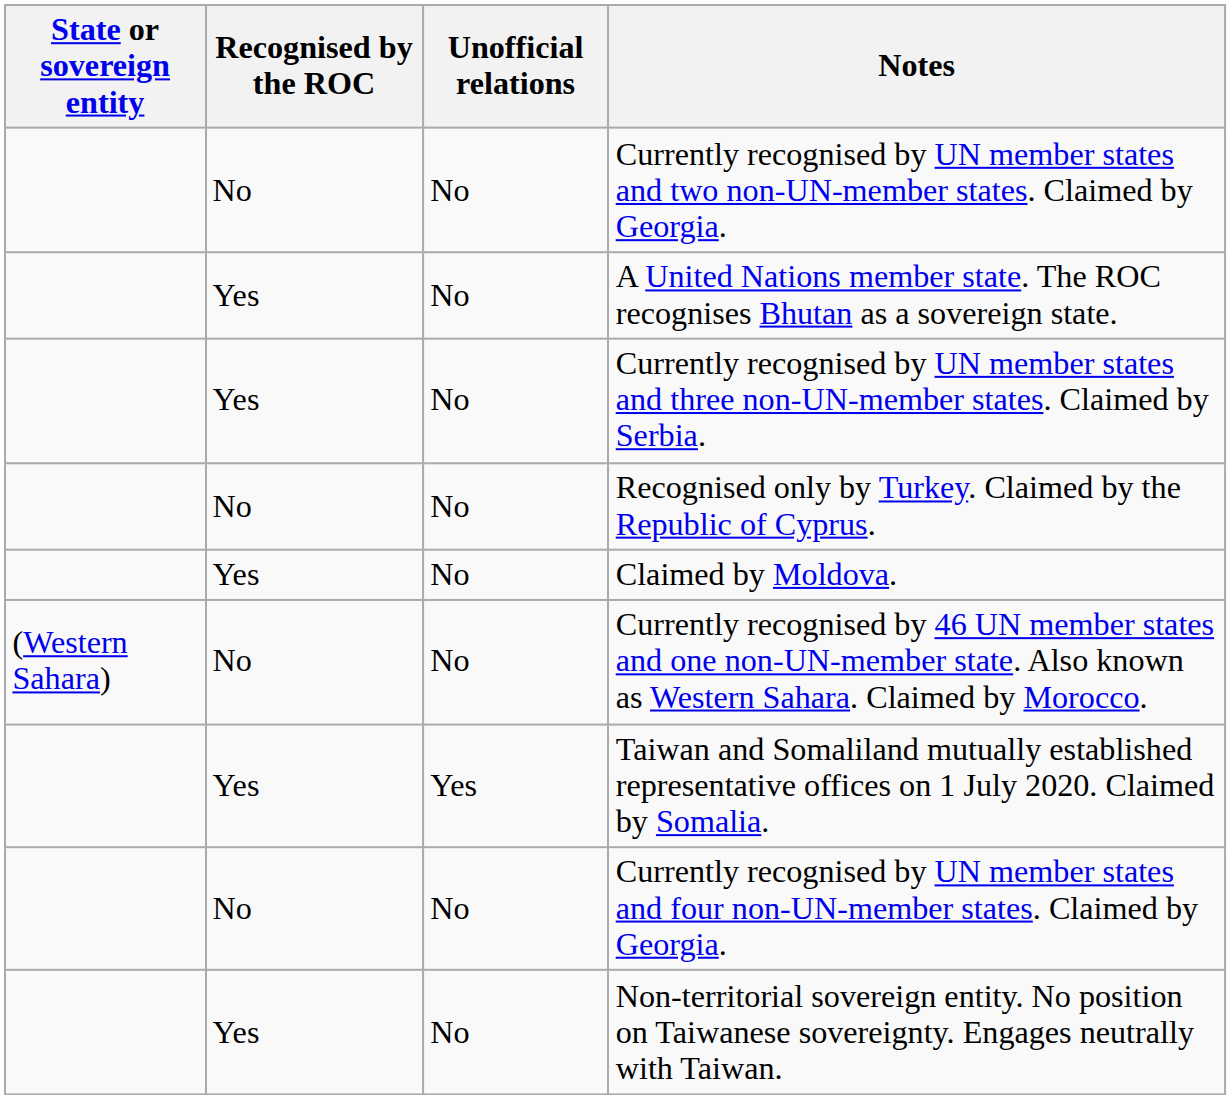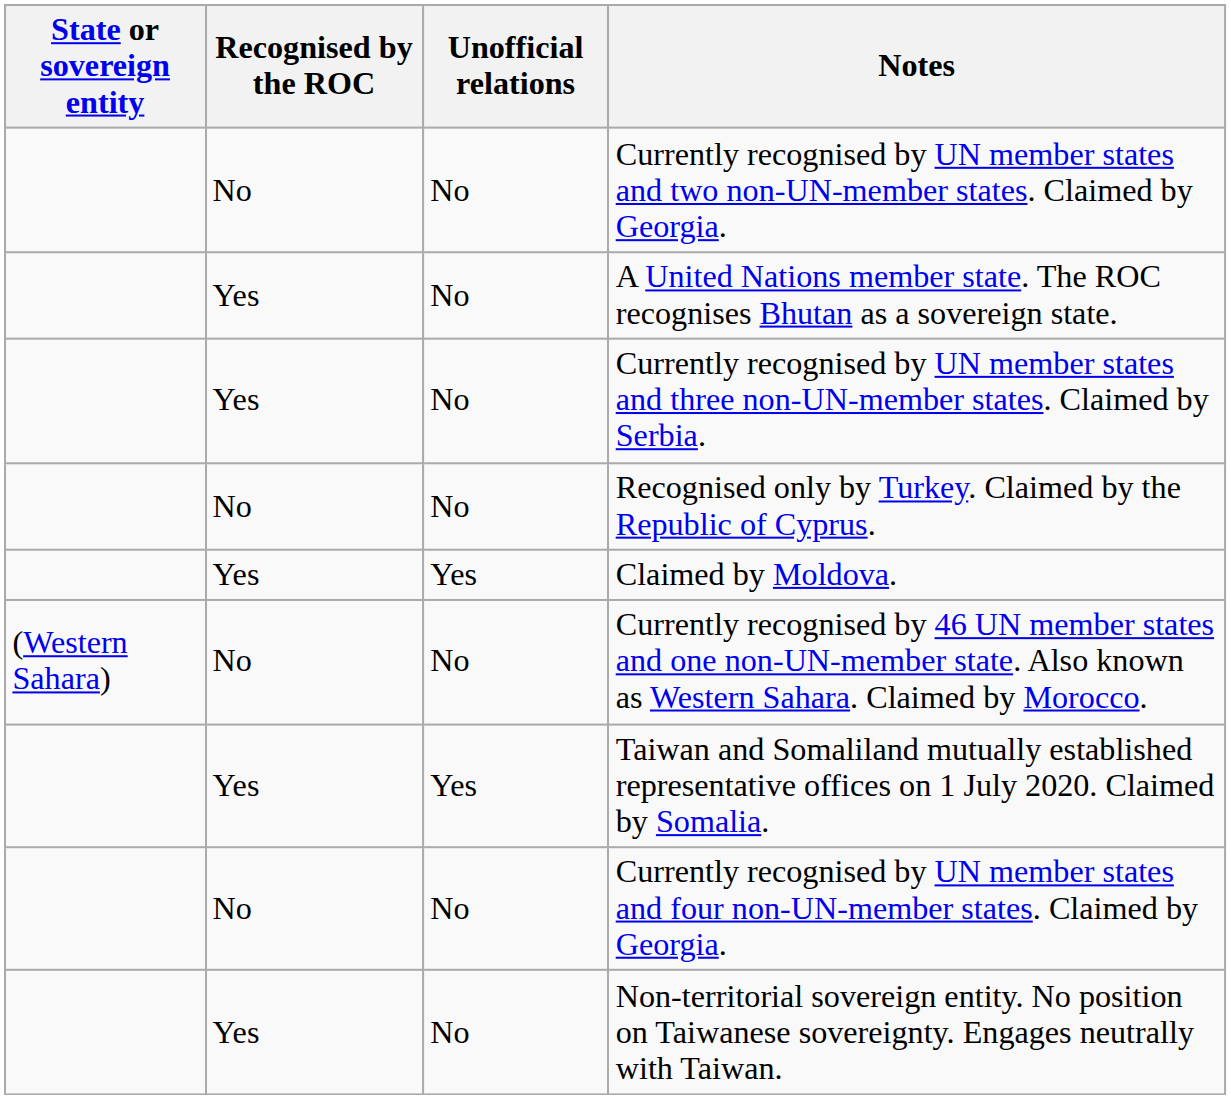(450, 574) No -> (454, 574) Yes
